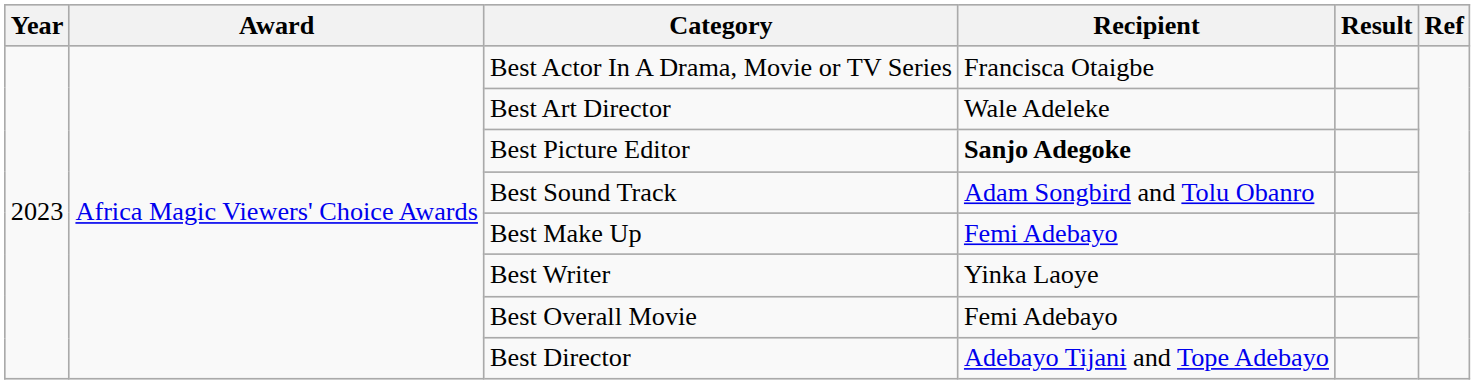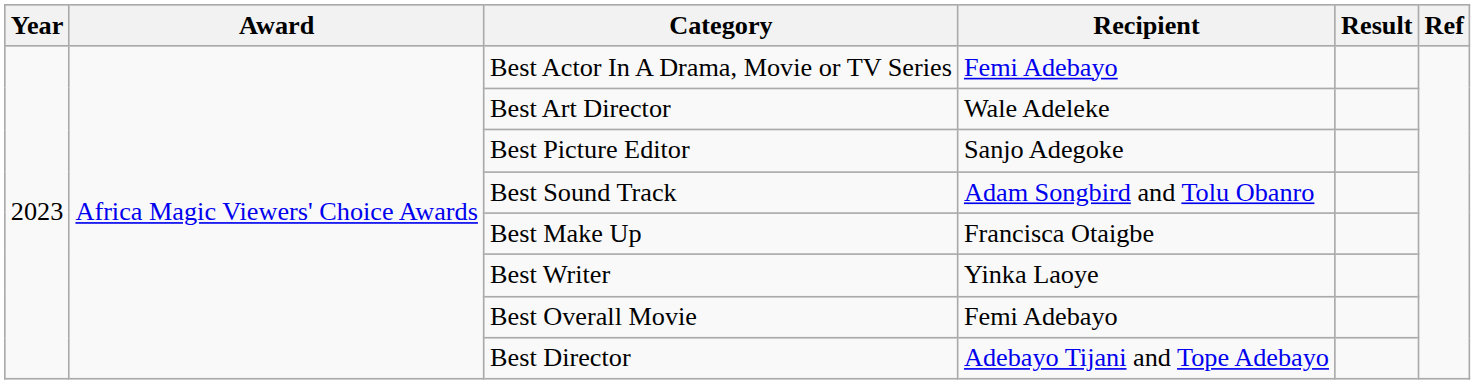(1059, 66) Francisca Otaigbe -> (1041, 66) Femi Adebayo
(1047, 150) bold -> (1044, 150) normal
(1041, 233) Femi Adebayo -> (1059, 233) Francisca Otaigbe
